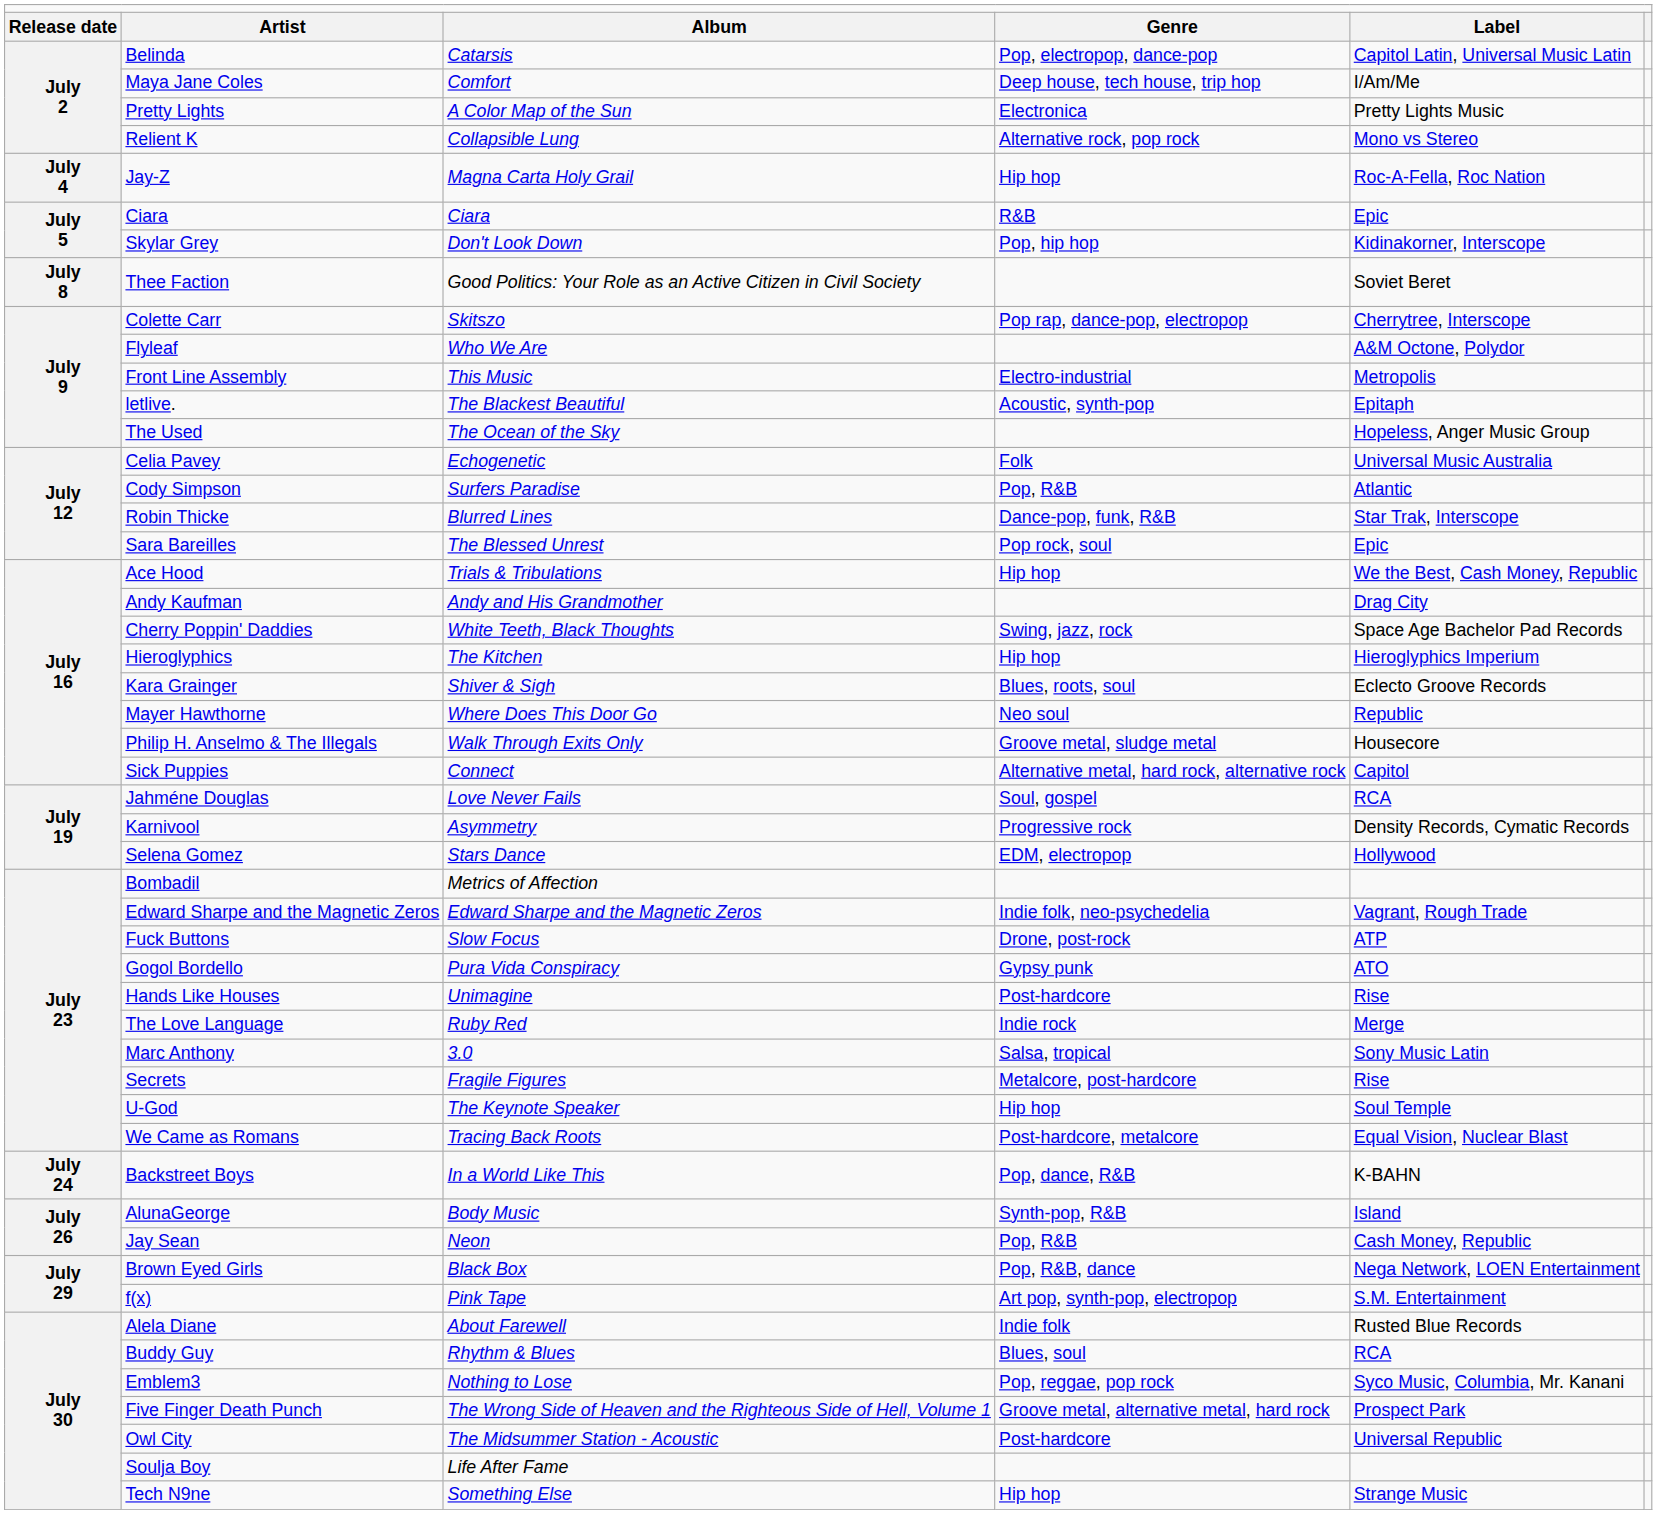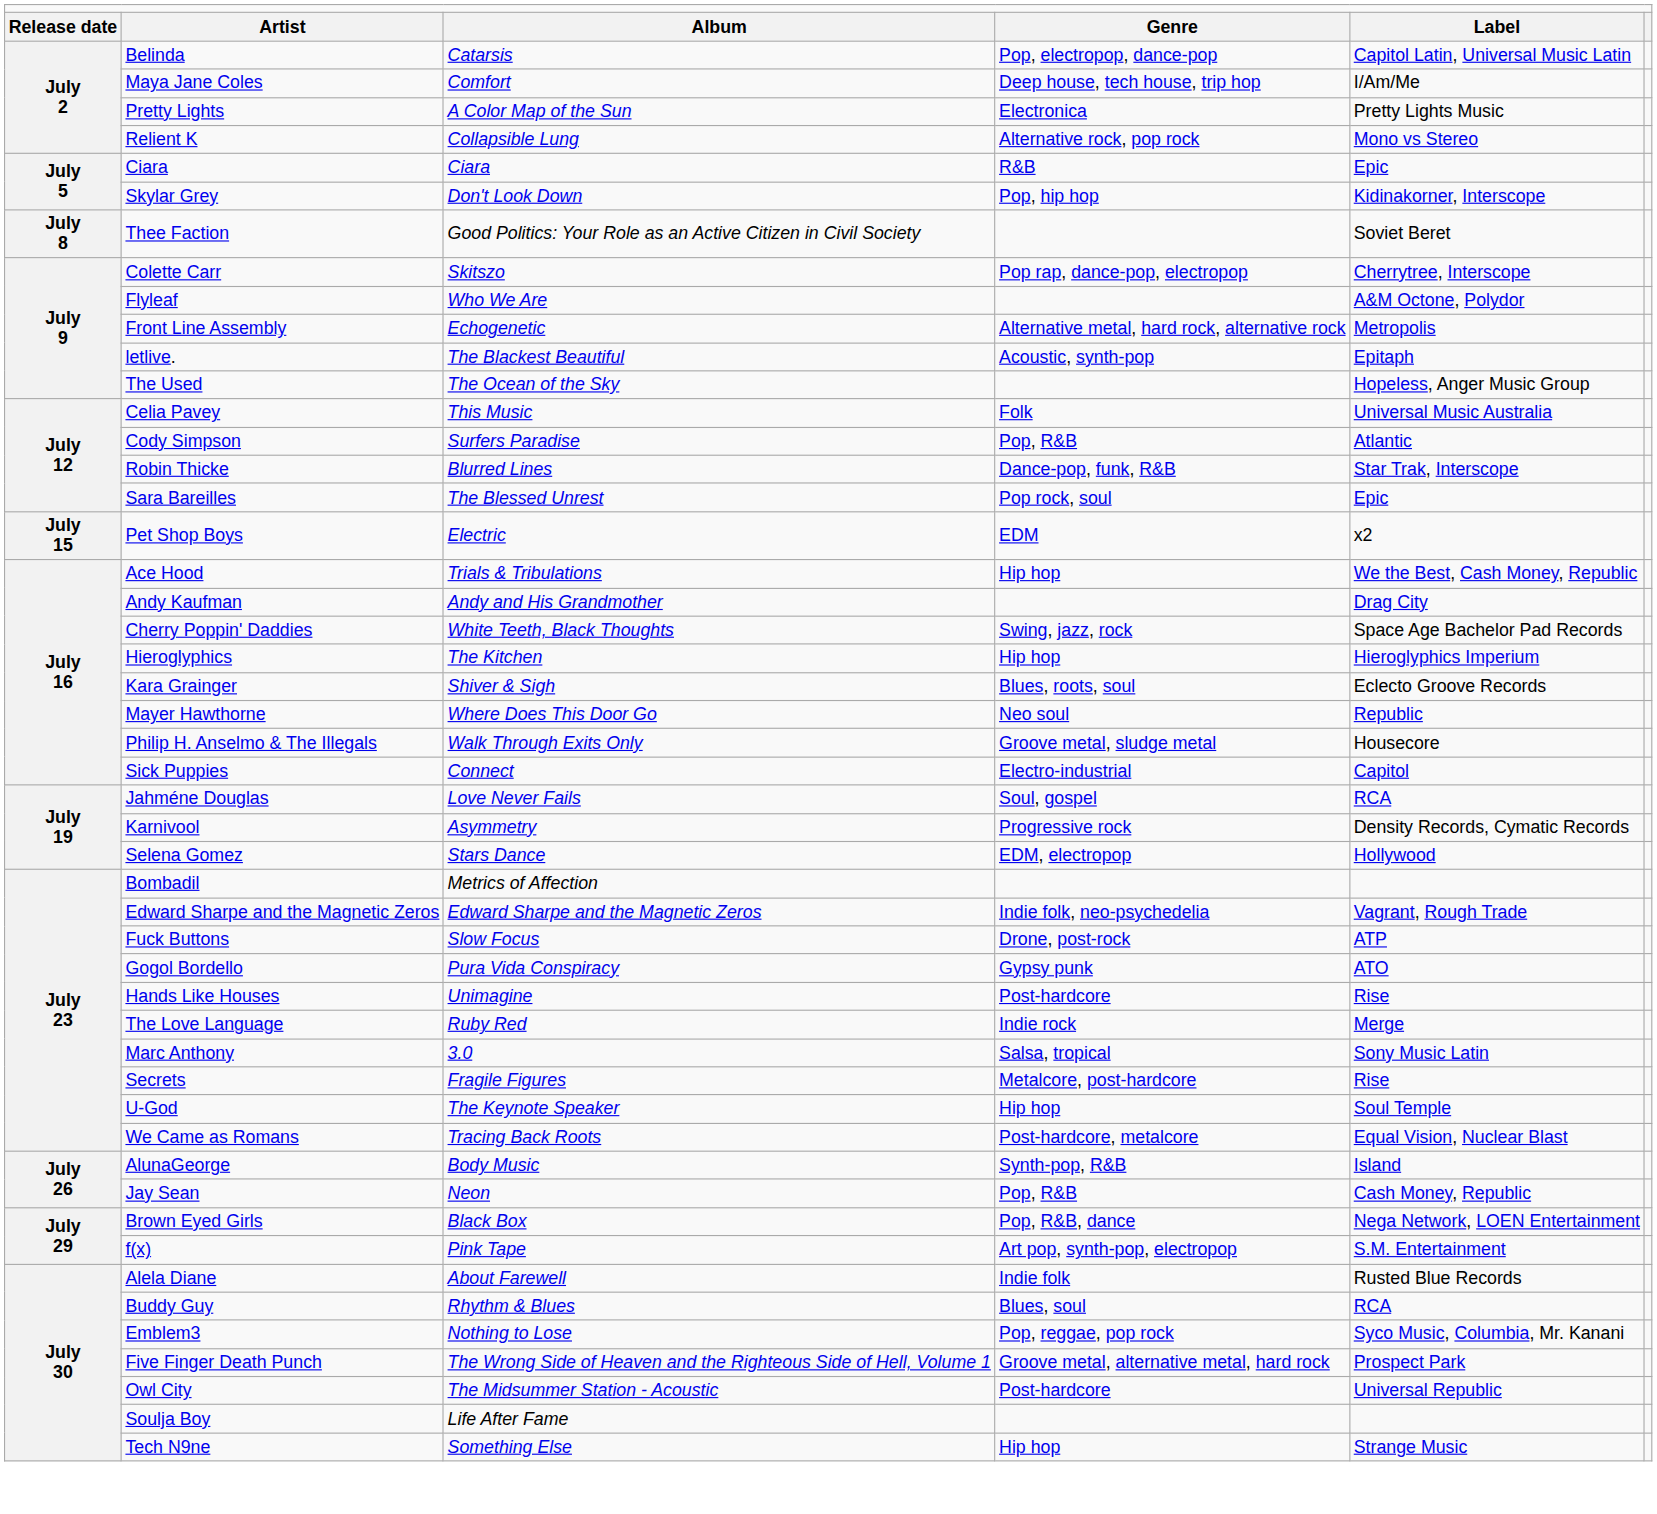- row: (148, 177)
(490, 376) This Music -> (496, 328) Echogenetic
(1065, 376) Electro-industrial -> (1172, 328) Alternative metal, hard rock, alternative rock
(496, 461) Echogenetic -> (490, 412) This Music
+ row: (184, 535)
(1172, 770) Alternative metal, hard rock, alternative rock -> (1065, 770) Electro-industrial
- row: (190, 1175)
